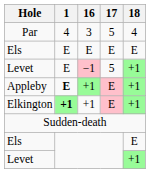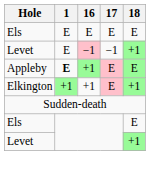- row: (30, 31)
(112, 68) 5 -> (112, 50) −1
(134, 86) +1 -> (134, 68) E
(66, 104) bold -> (66, 86) normal
